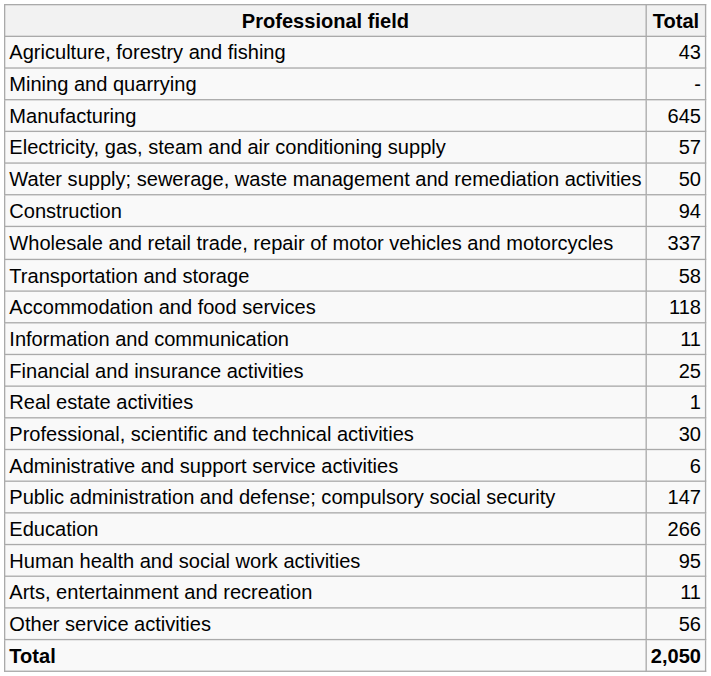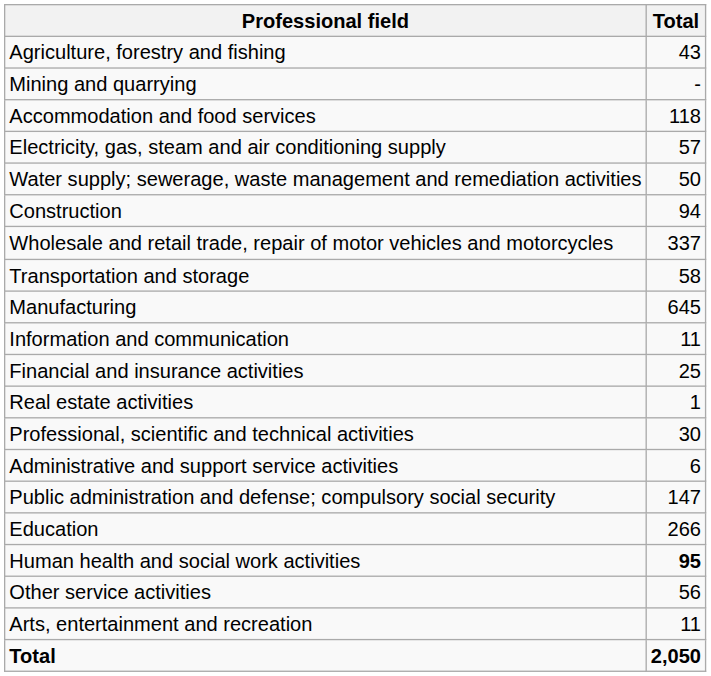rows swapped: (73, 116) <-> (163, 307)
(690, 561) normal -> (690, 561) bold
rows swapped: (161, 592) <-> (110, 624)
